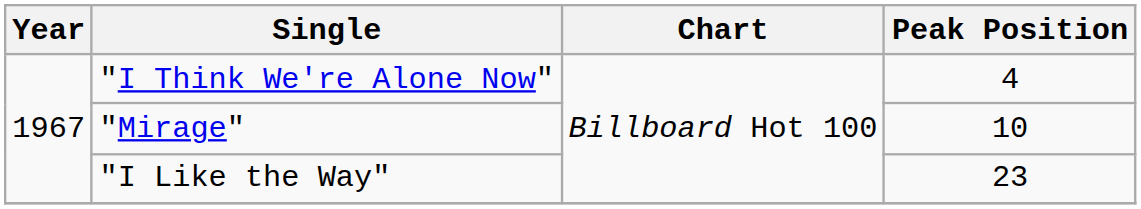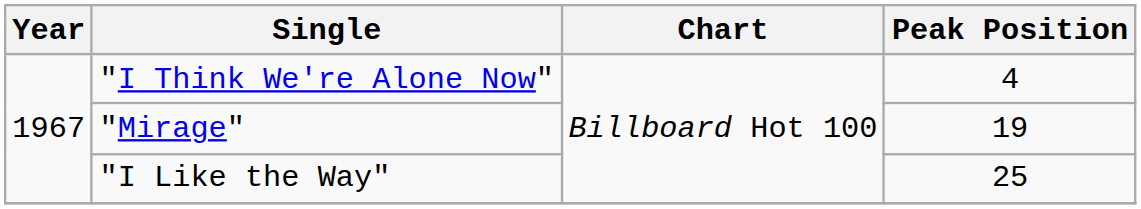(1010, 129) 10 -> (1010, 129) 19
(1010, 178) 23 -> (1010, 178) 25
